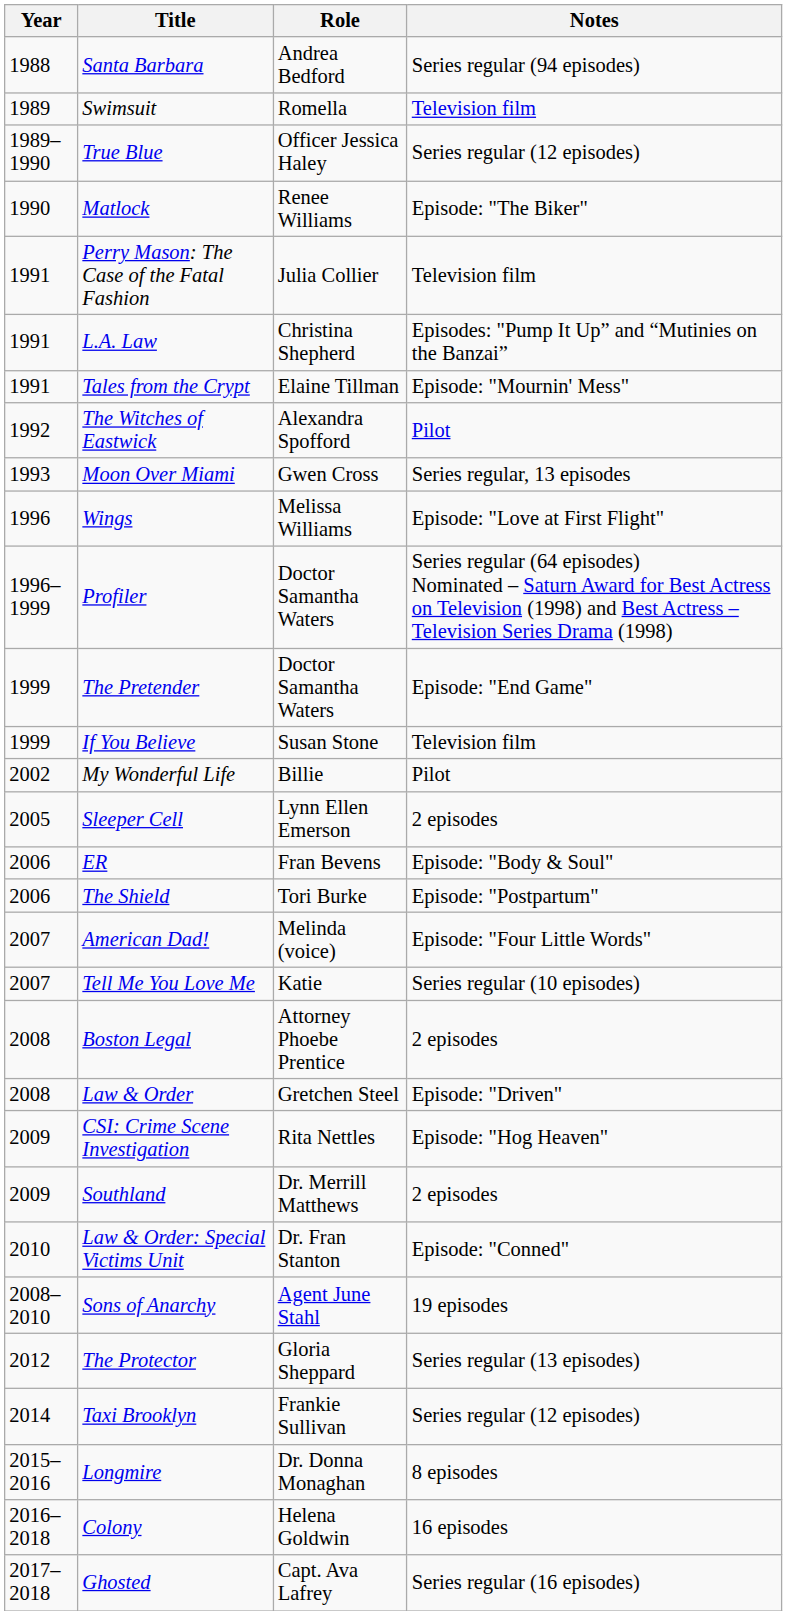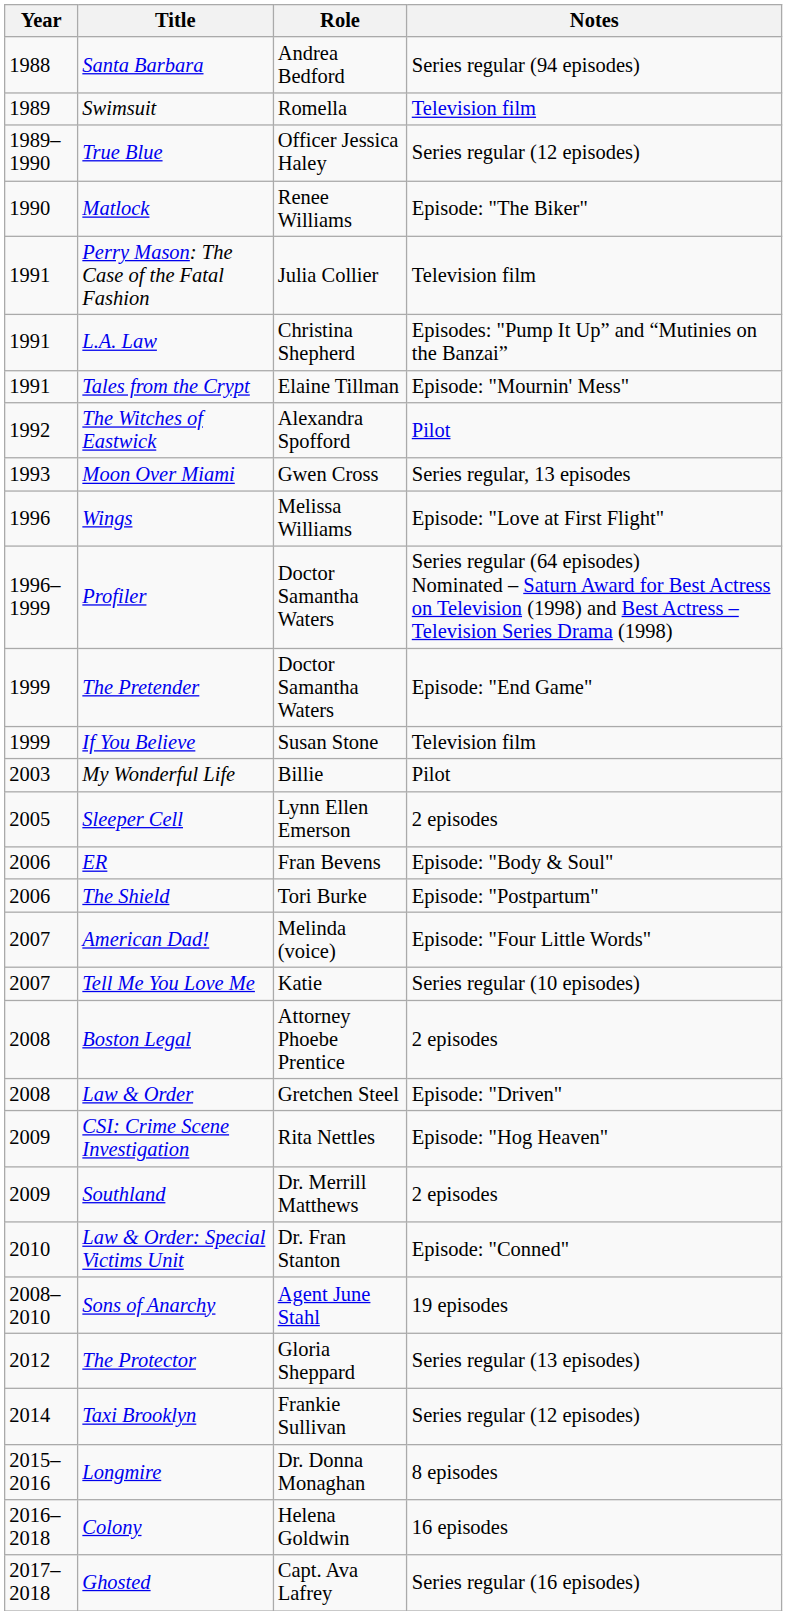(30, 774) 2002 -> (30, 774) 2003
